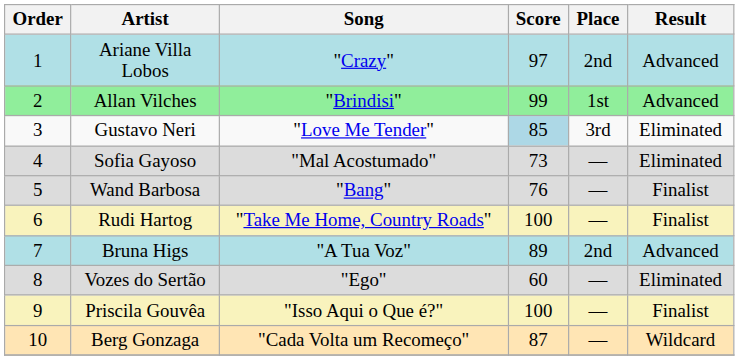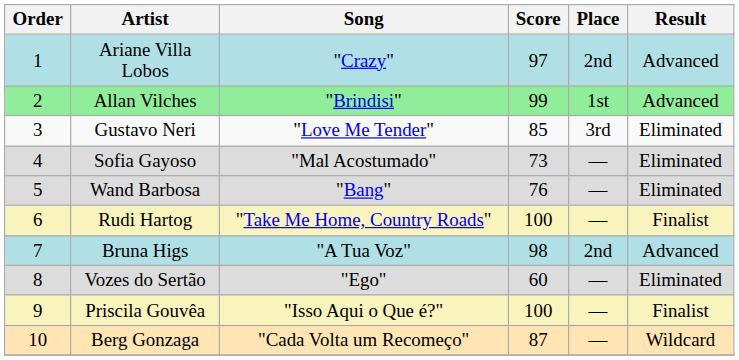(538, 130) lightblue background -> (538, 130) no background
(681, 190) Finalist -> (681, 190) Eliminated
(538, 250) 89 -> (538, 250) 98
